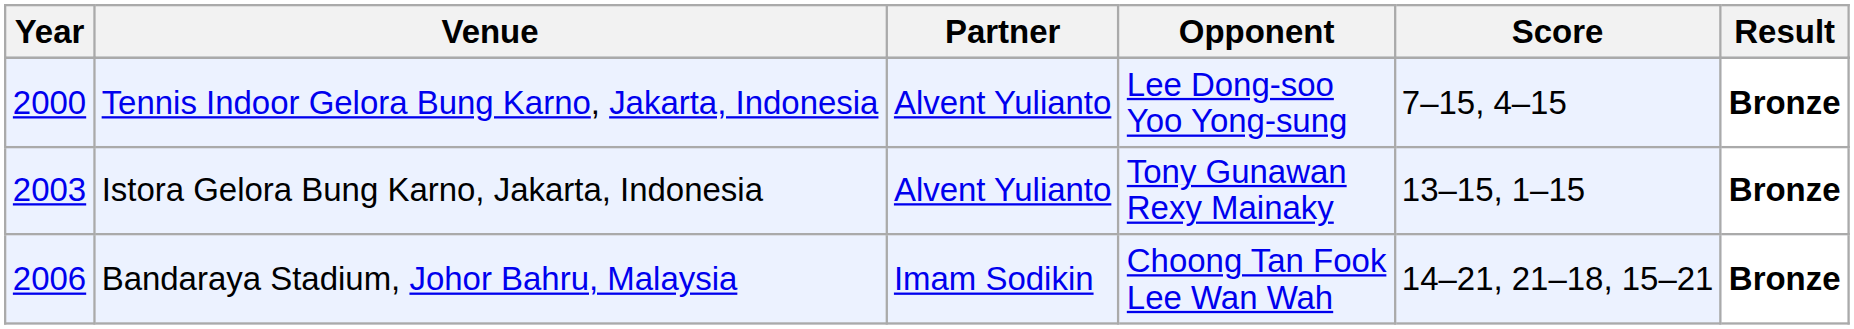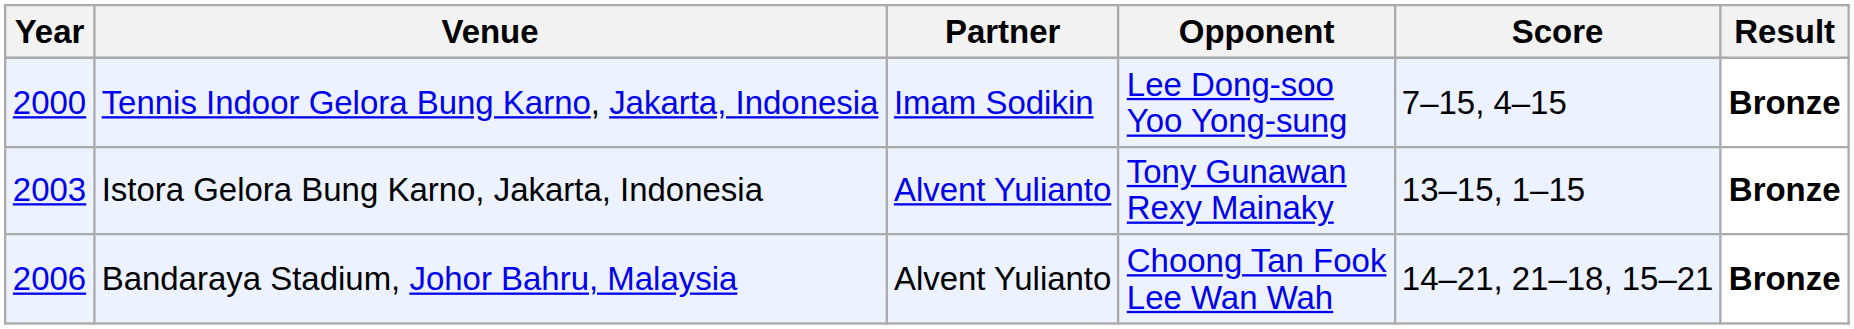(1003, 102) Alvent Yulianto -> (994, 102) Imam Sodikin
(994, 279) Imam Sodikin -> (1003, 279) Alvent Yulianto
